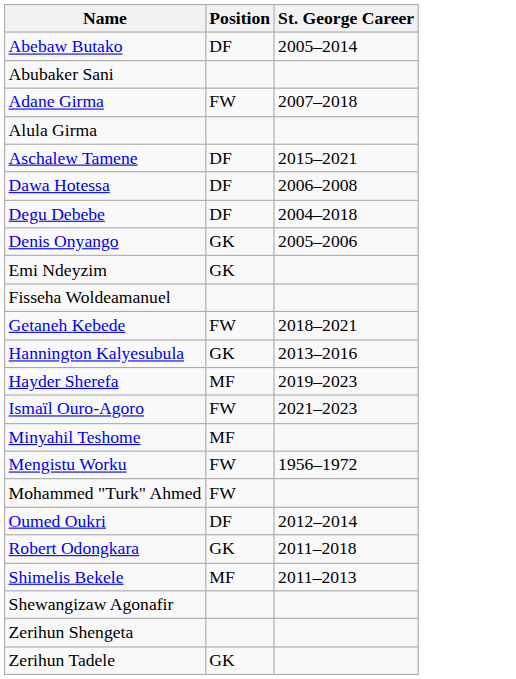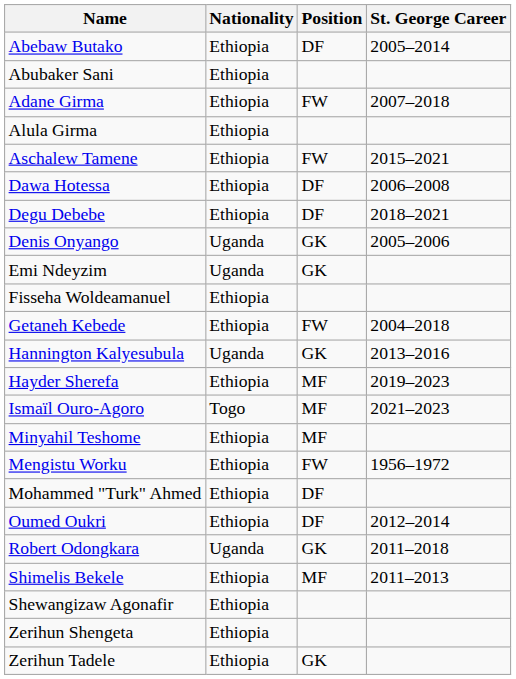+ column: (251, 18)
(221, 158) DF -> (315, 158) FW
(318, 213) 2004–2018 -> (410, 213) 2018–2021
(318, 325) 2018–2021 -> (410, 325) 2004–2018
(223, 409) FW -> (314, 409) MF
(223, 492) FW -> (313, 492) DF
